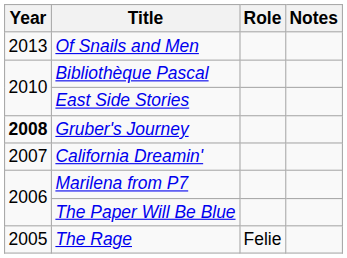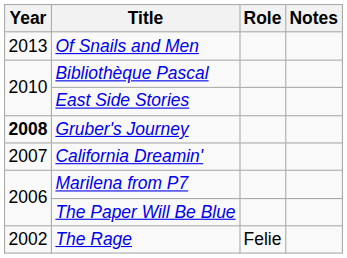(28, 239) 2005 -> (28, 239) 2002
